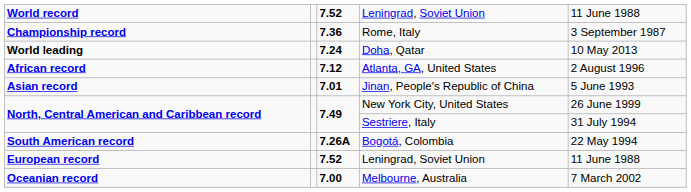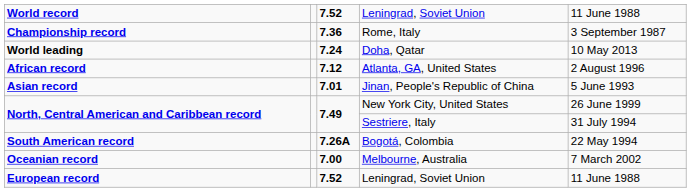rows swapped: (53, 159) <-> (52, 178)
